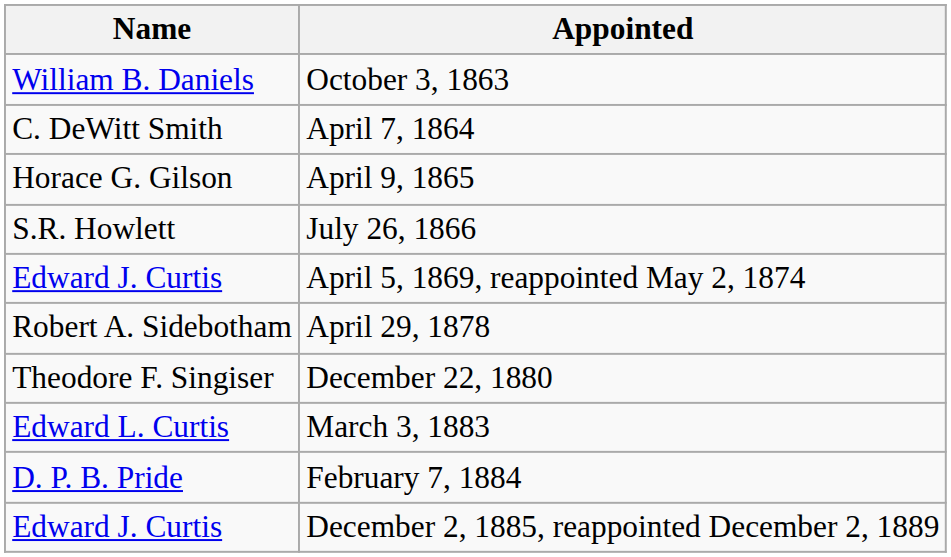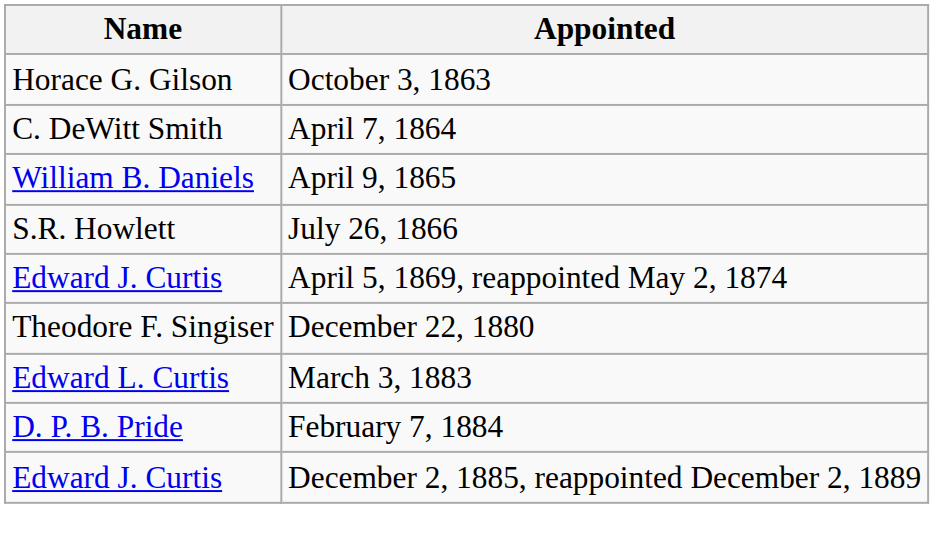(133, 79) William B. Daniels -> (122, 79) Horace G. Gilson
(122, 178) Horace G. Gilson -> (133, 178) William B. Daniels
- row: (398, 327)
